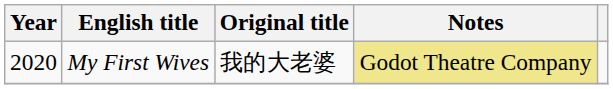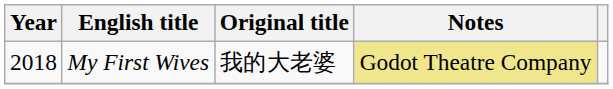(33, 62) 2020 -> (33, 62) 2018
